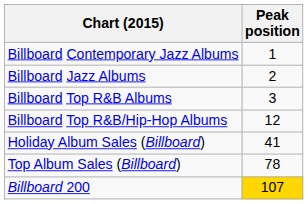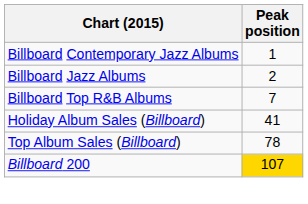(272, 98) 3 -> (272, 98) 7
- row: (118, 120)
